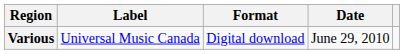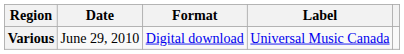columns swapped: (350, 15) <-> (130, 15)
